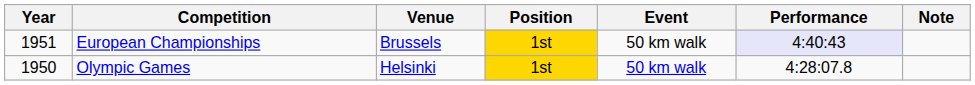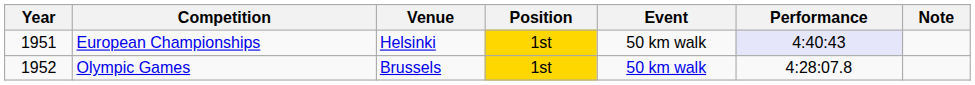(411, 43) Brussels -> (408, 43) Helsinki
(39, 68) 1950 -> (39, 68) 1952
(408, 68) Helsinki -> (411, 68) Brussels
